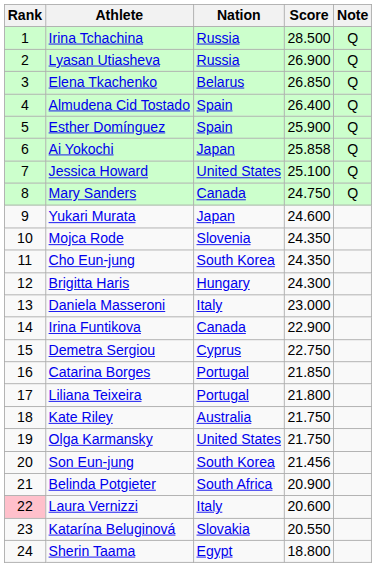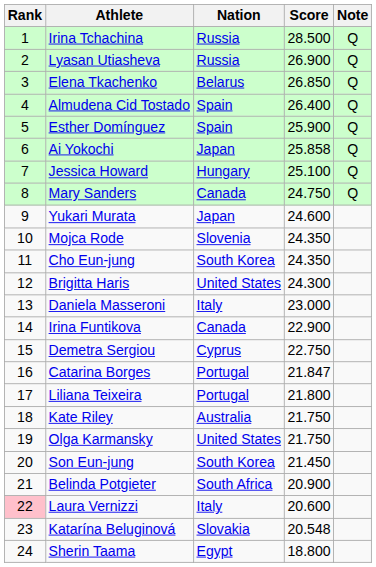(239, 171) United States -> (223, 171) Hungary
(223, 283) Hungary -> (239, 283) United States
(309, 372) 21.850 -> (309, 372) 21.847
(309, 462) 21.456 -> (309, 462) 21.450
(309, 529) 20.550 -> (309, 529) 20.548
